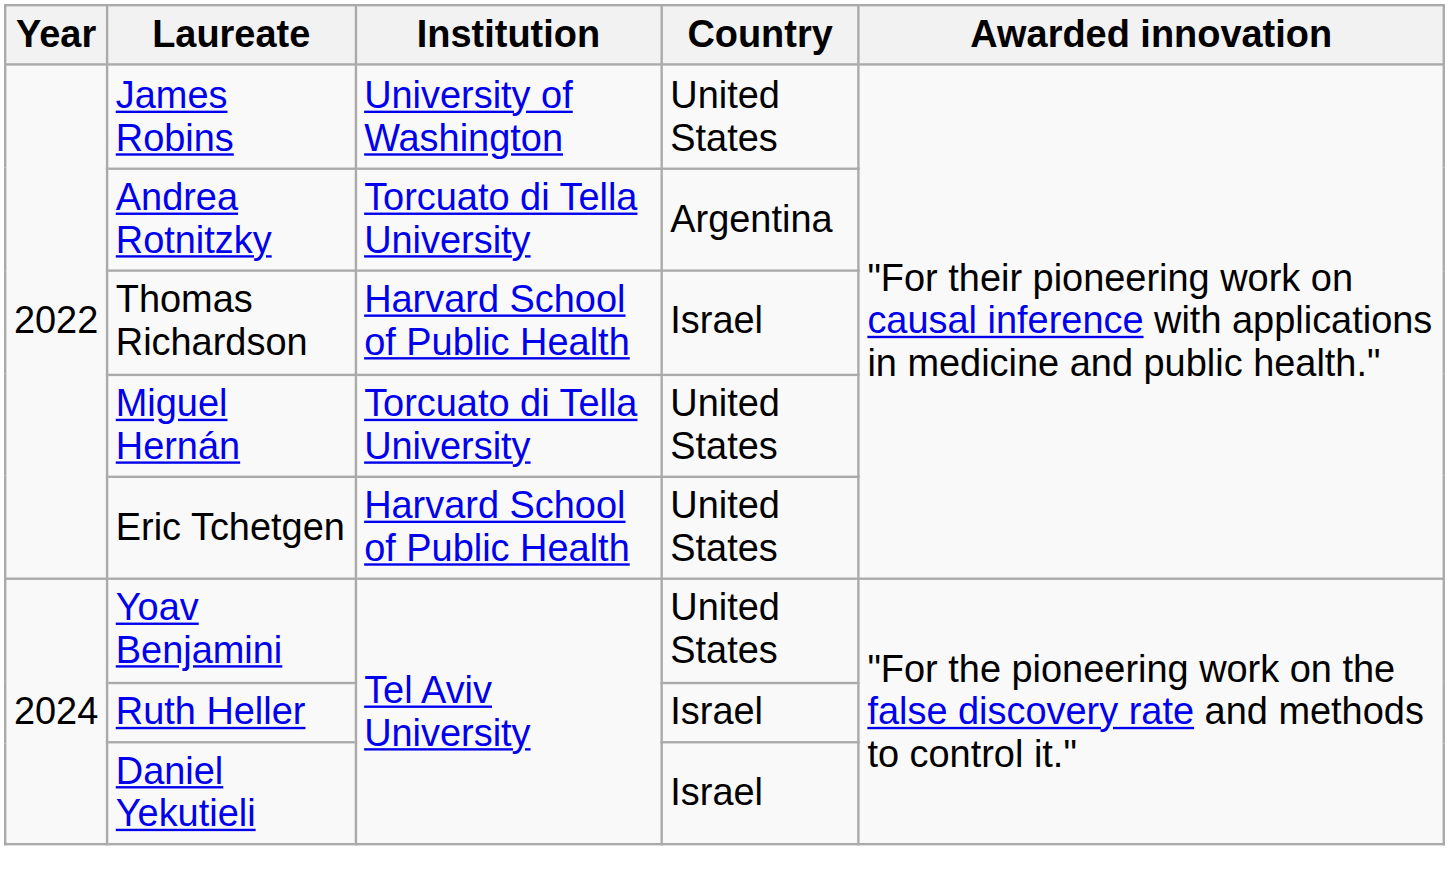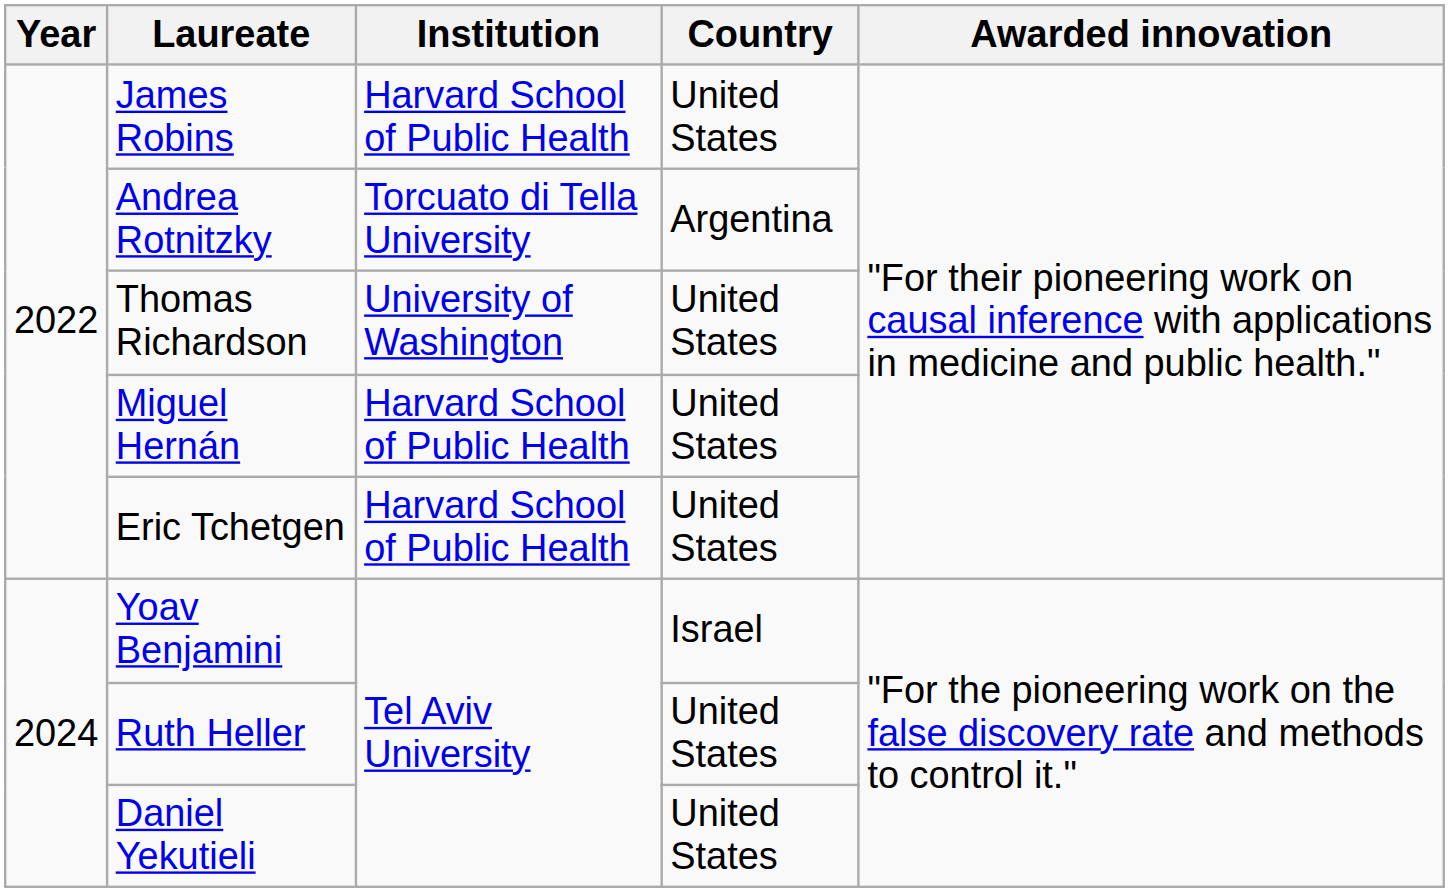(468, 116) University of Washington -> (497, 116) Harvard School of Public Health
(497, 321) Harvard School of Public Health -> (468, 321) University of Washington
(717, 321) Israel -> (725, 321) United States
(501, 424) Torcuato di Tella University -> (497, 424) Harvard School of Public Health
(725, 630) United States -> (717, 630) Israel
(717, 711) Israel -> (725, 732) United States
(717, 792) Israel -> (725, 835) United States
